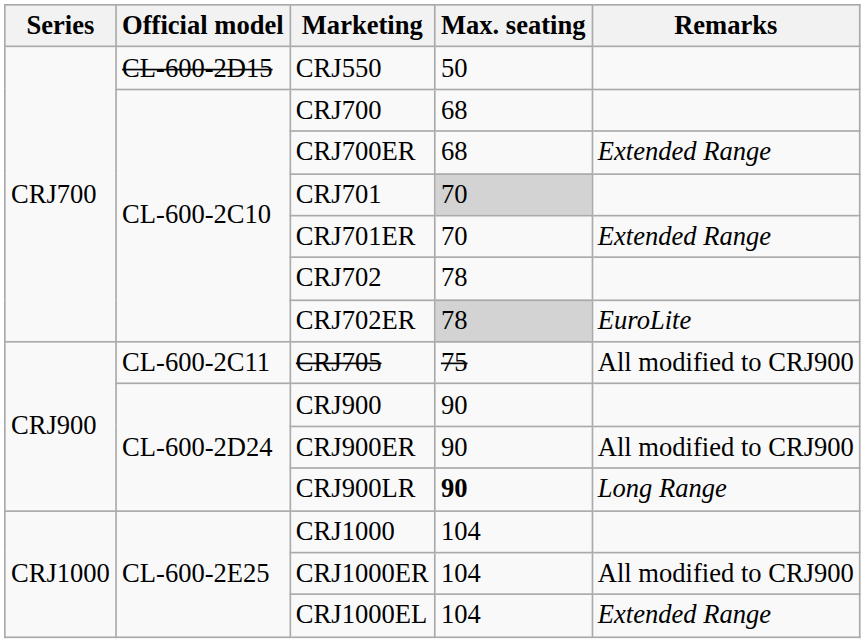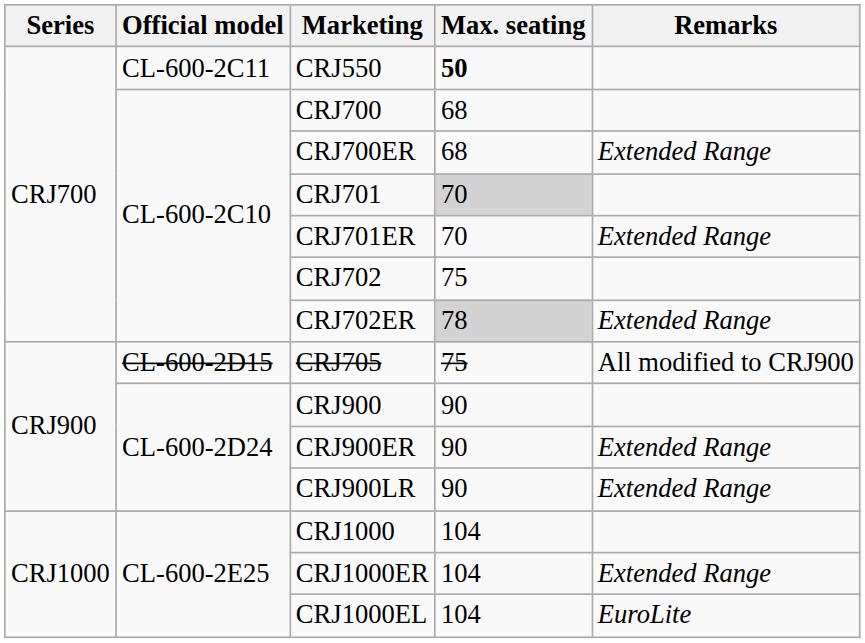(197, 67) CL-600-2D15 -> (196, 67) CL-600-2C11
(454, 67) normal -> (454, 67) bold
(454, 278) 78 -> (454, 278) 75
(645, 320) EuroLite -> (684, 320) Extended Range
(196, 362) CL-600-2C11 -> (197, 362) CL-600-2D15
(726, 446) All modified to CRJ900 -> (684, 446) Extended Range
(454, 488) bold -> (454, 488) normal
(662, 488) Long Range -> (684, 488) Extended Range
(726, 573) All modified to CRJ900 -> (684, 573) Extended Range
(684, 615) Extended Range -> (645, 615) EuroLite
